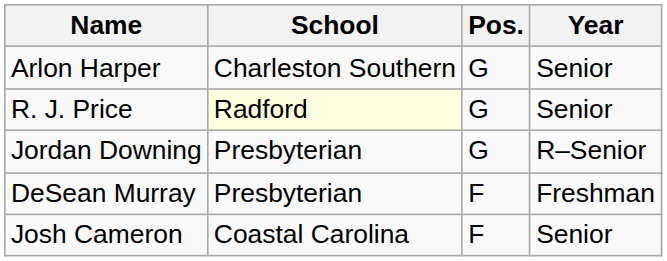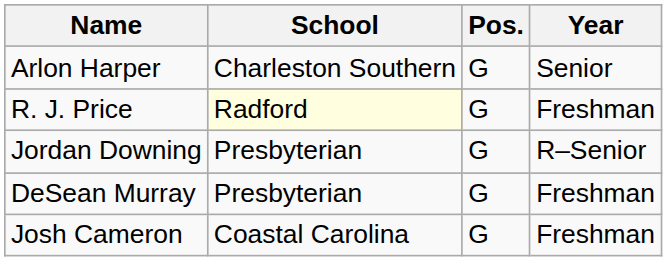(574, 109) Senior -> (596, 109) Freshman
(476, 192) F -> (478, 192) G
(476, 234) F -> (478, 234) G
(574, 234) Senior -> (596, 234) Freshman
